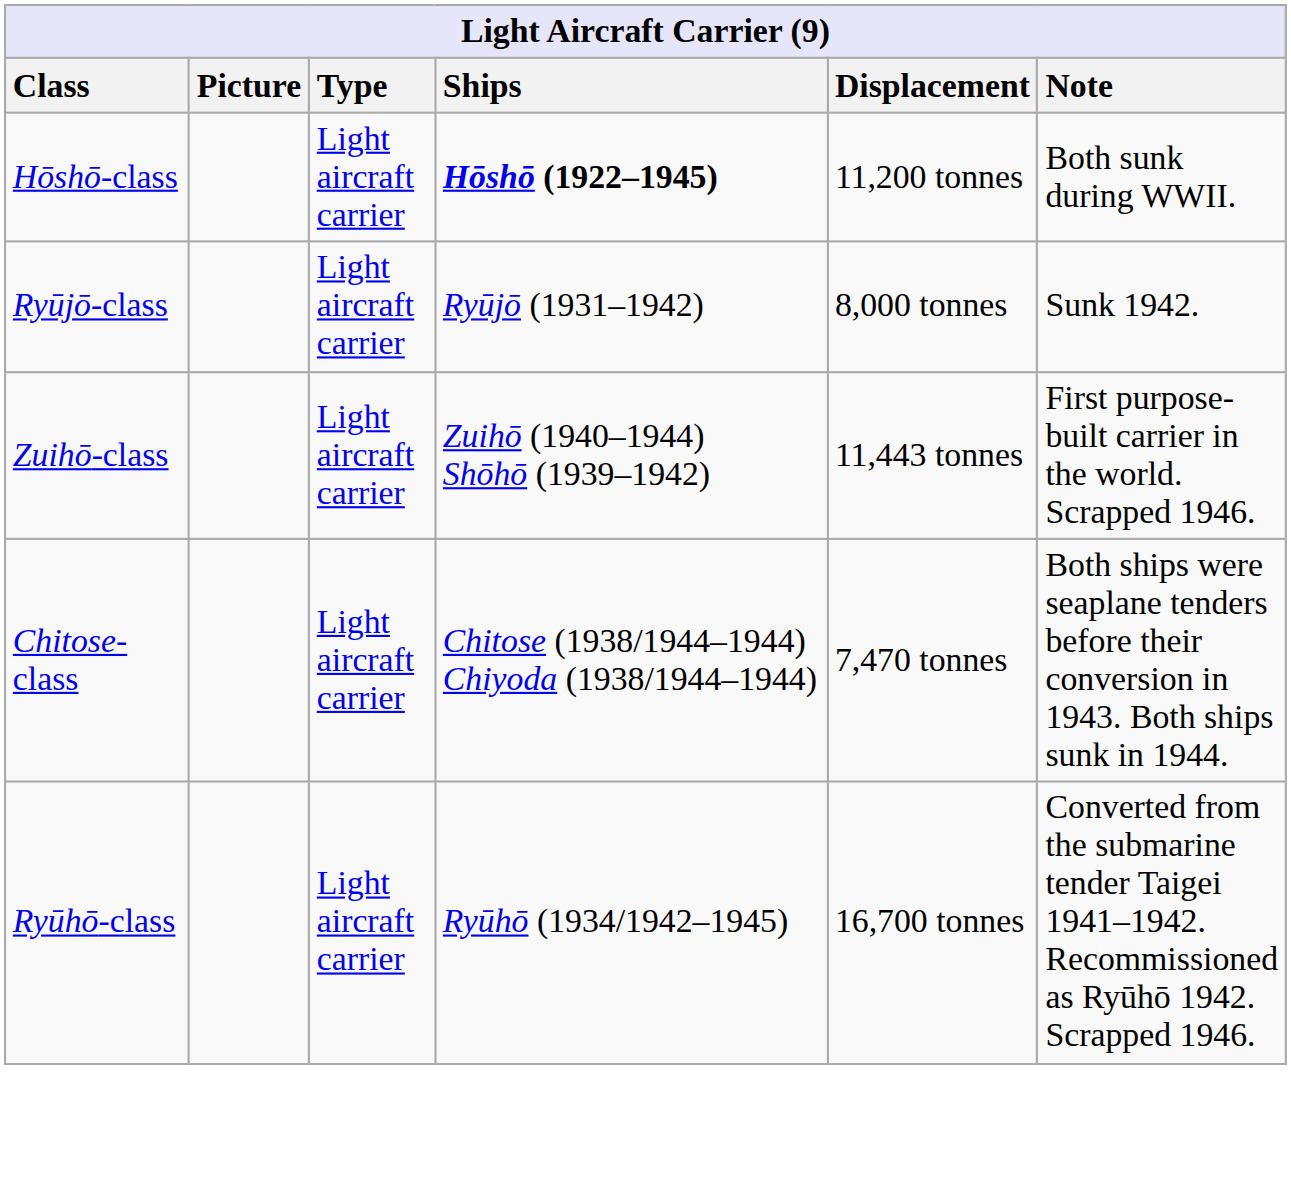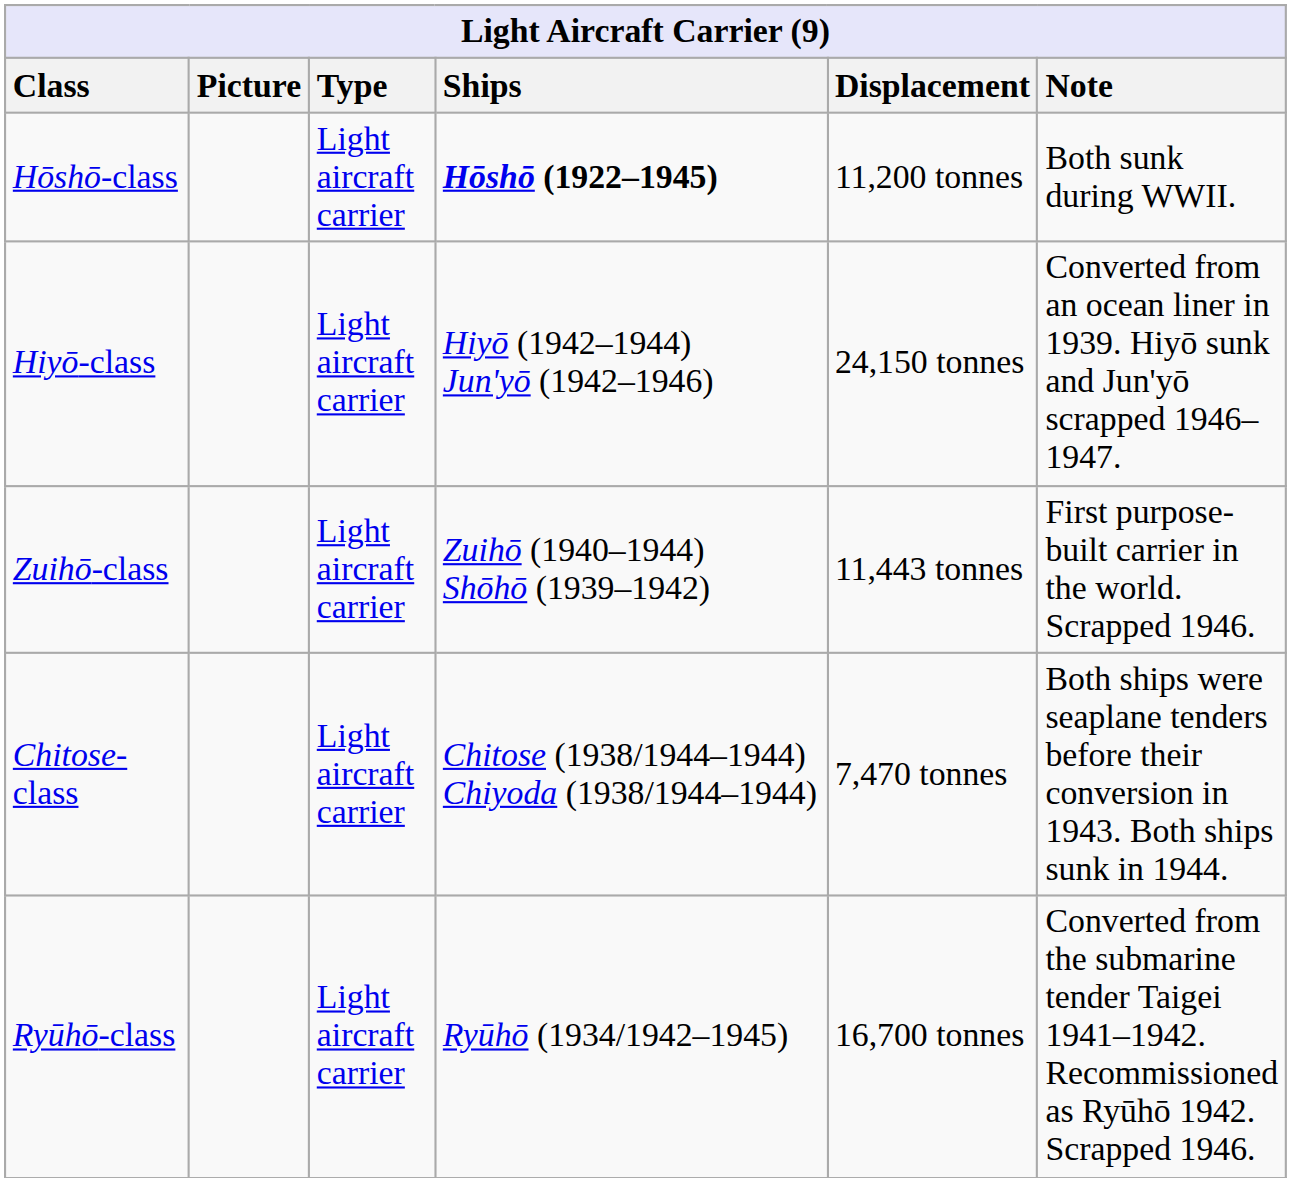- row: (90, 305)
+ row: (84, 362)
